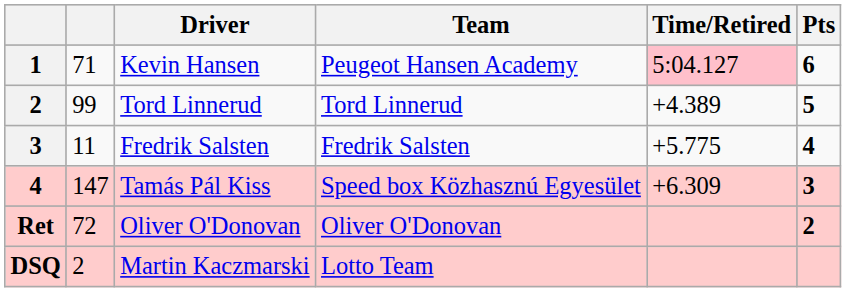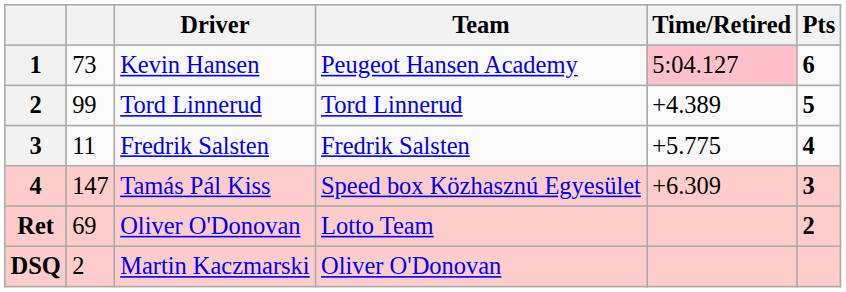(84, 65) 71 -> (84, 65) 73
(84, 226) 72 -> (84, 226) 69
(411, 226) Oliver O'Donovan -> (377, 226) Lotto Team
(377, 266) Lotto Team -> (411, 266) Oliver O'Donovan
